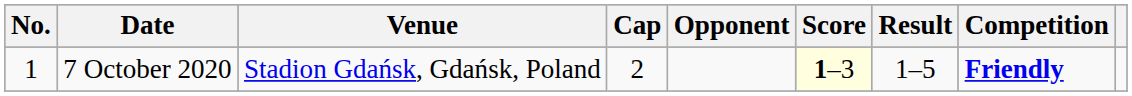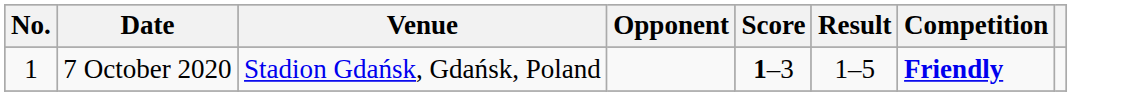- column: (637, 25)
(834, 68) lightyellow background -> (773, 68) no background
